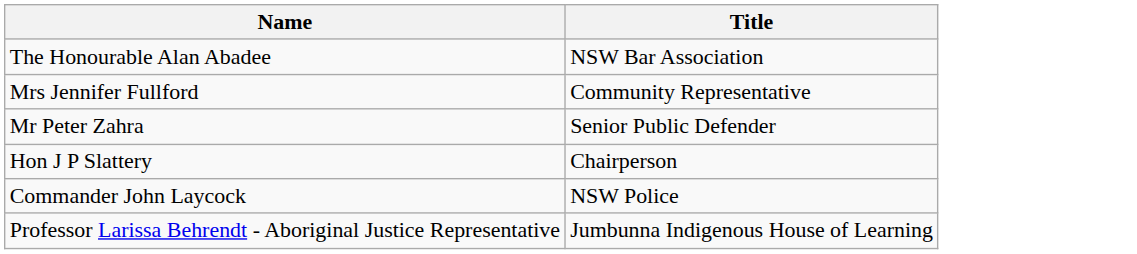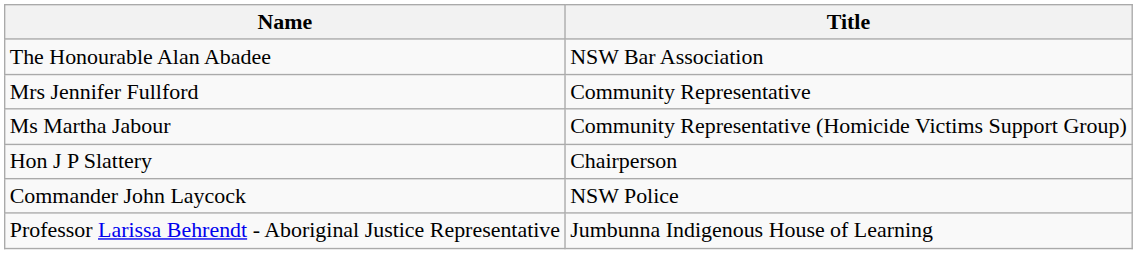+ row: (90, 126)
- row: (77, 126)
